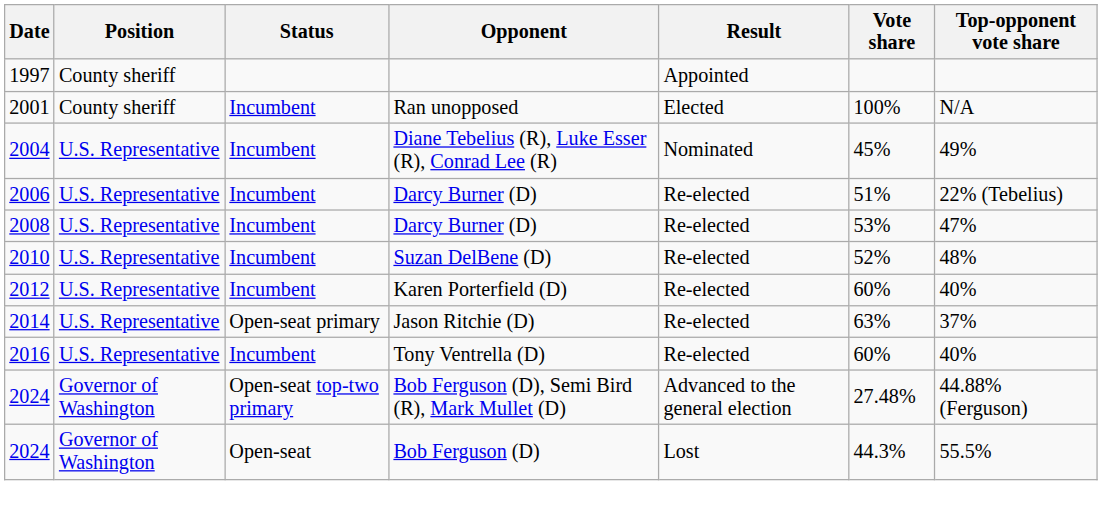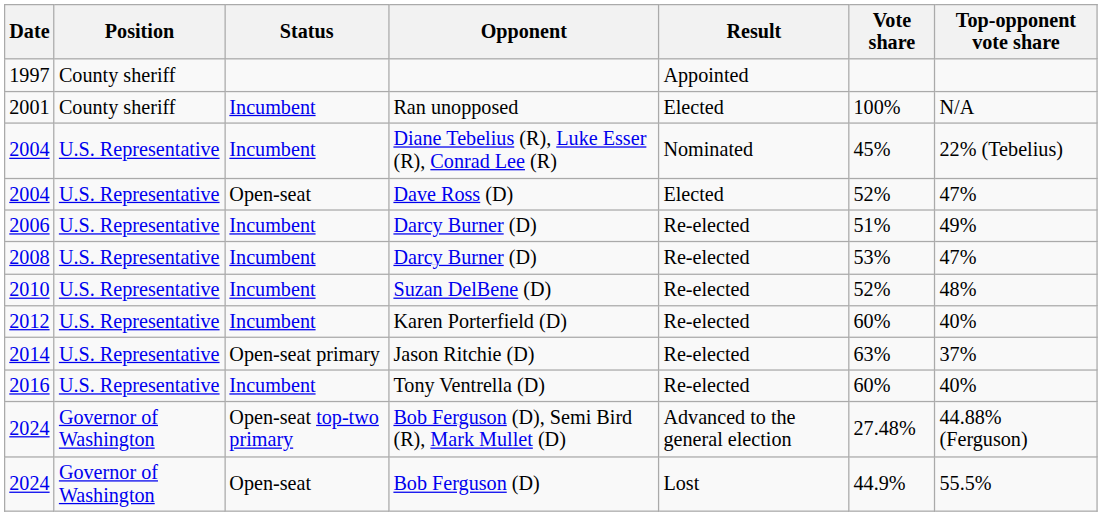(958, 150) 49% -> (1001, 150) 22% (Tebelius)
+ row: (29, 193)
(1001, 193) 22% (Tebelius) -> (958, 225) 49%
(880, 451) 44.3% -> (880, 483) 44.9%
